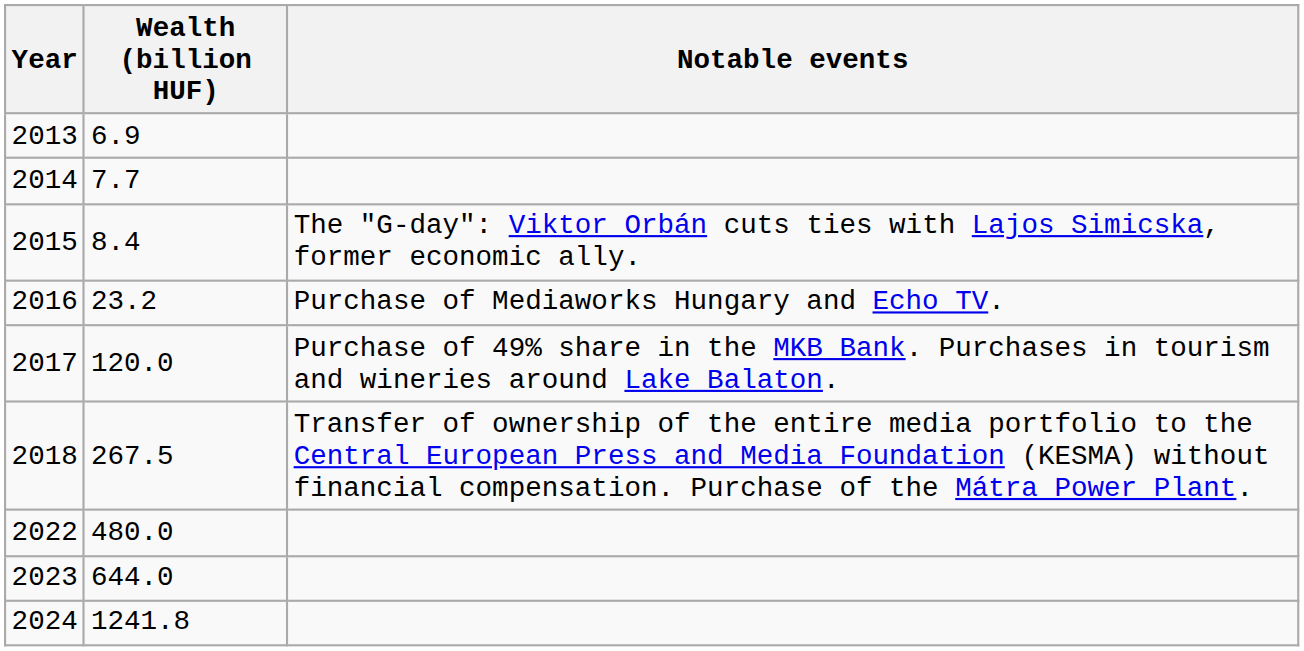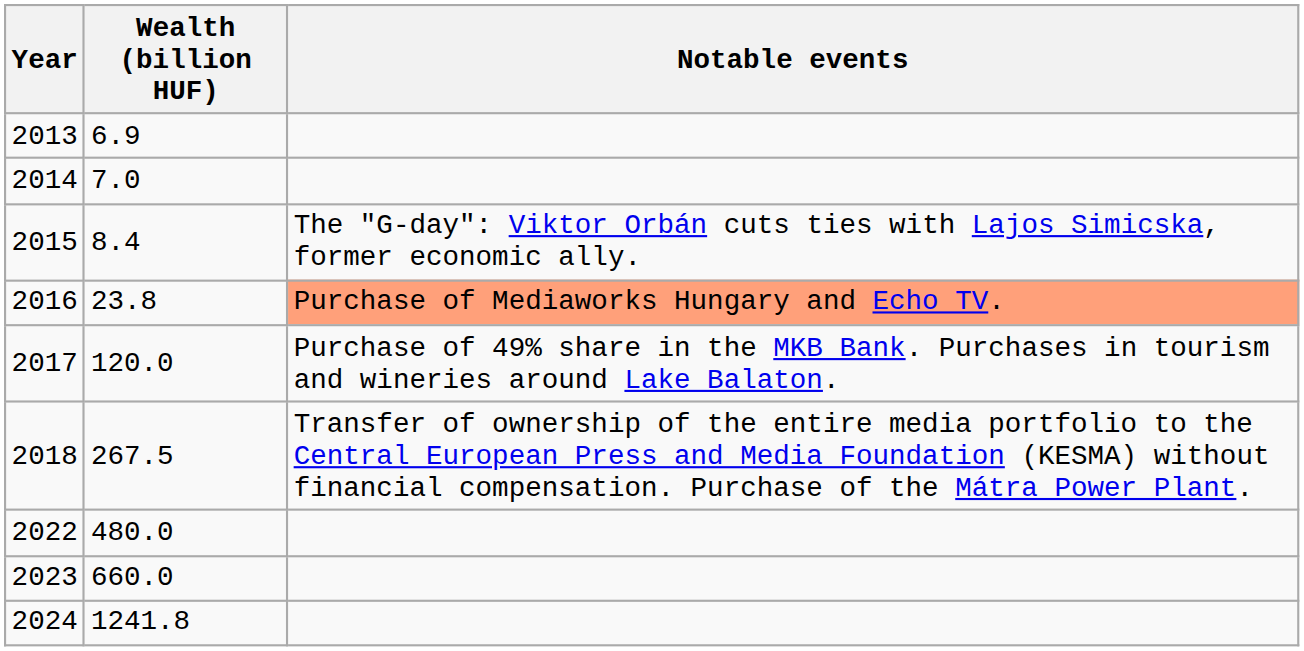(116, 181) 7.7 -> (116, 181) 7.0
(124, 303) 23.2 -> (124, 303) 23.8
(649, 303) no background -> (649, 303) lightsalmon background
(132, 578) 644.0 -> (132, 578) 660.0
